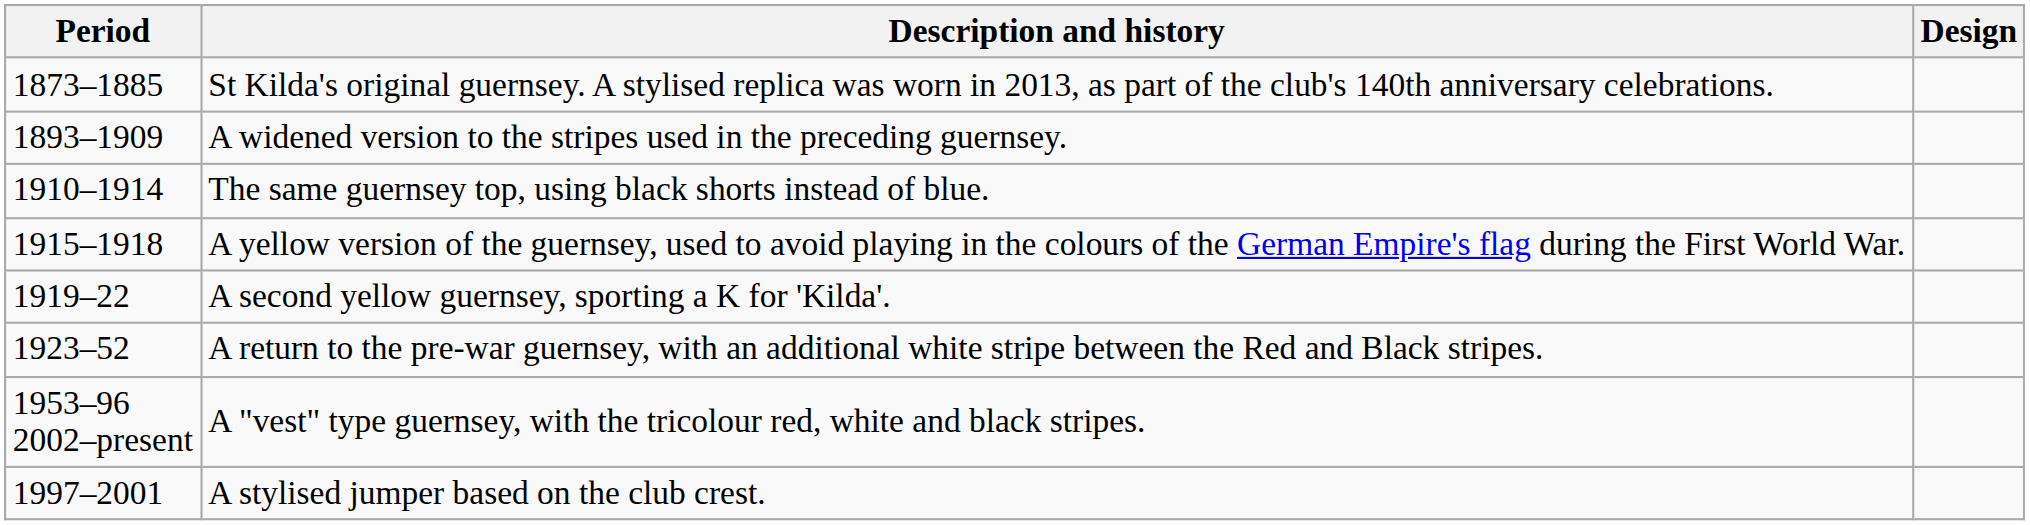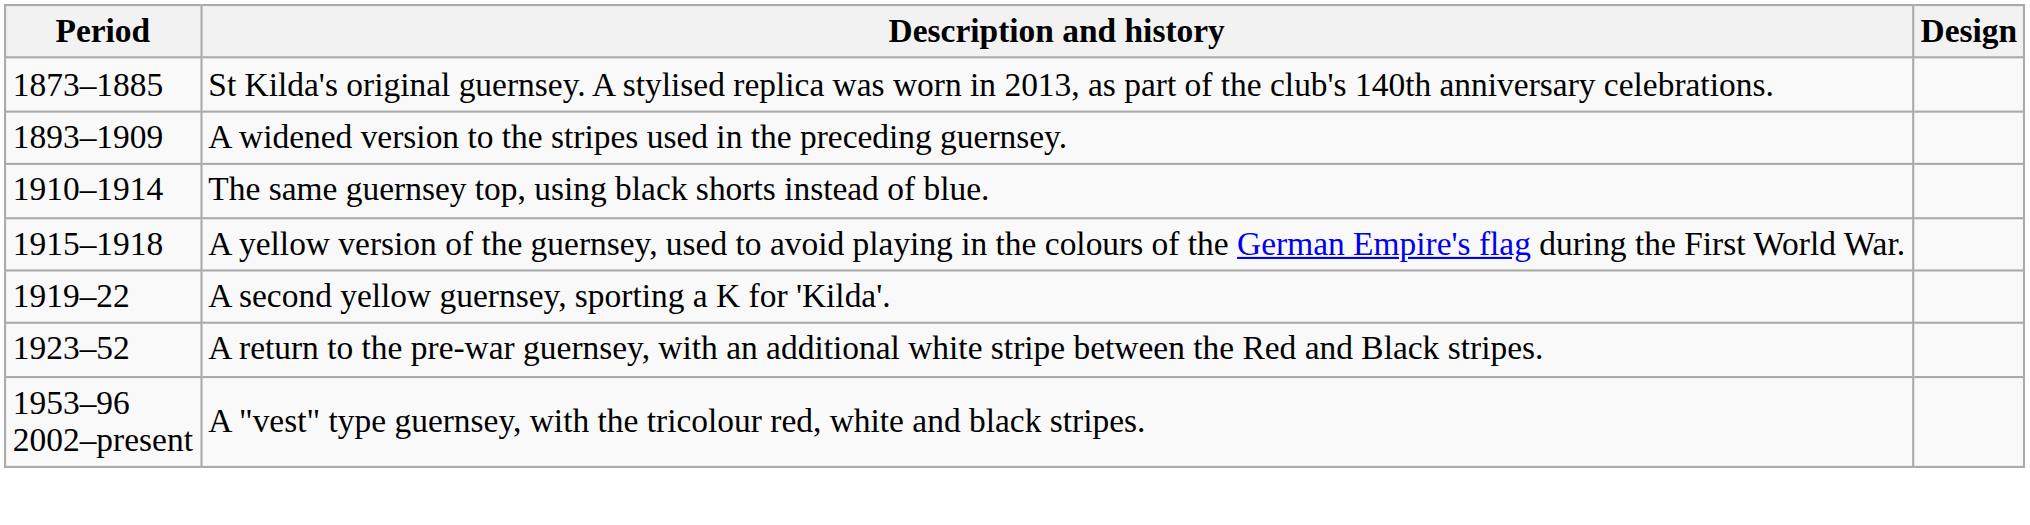- row: (487, 492)
